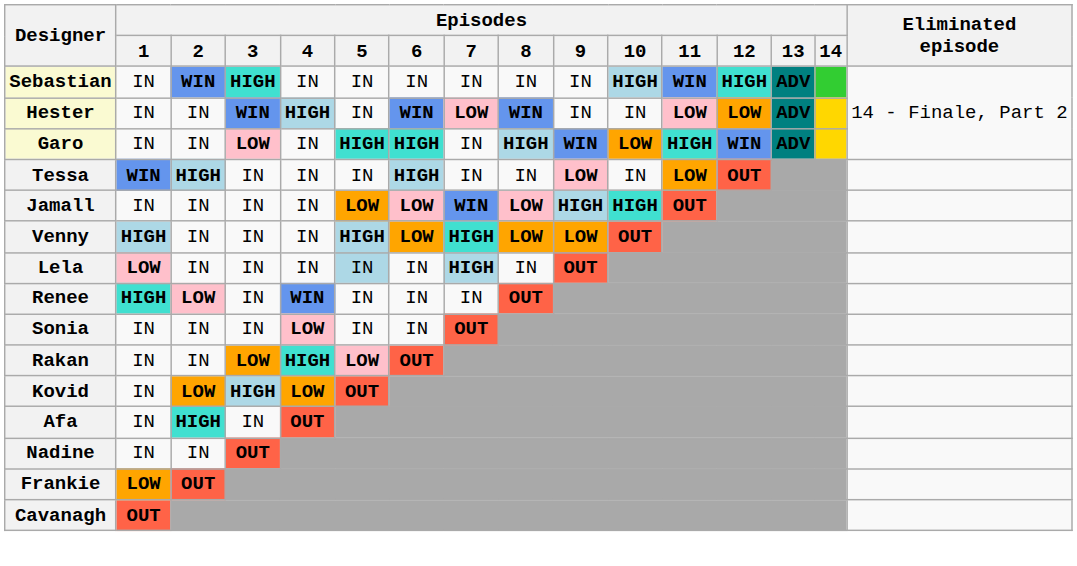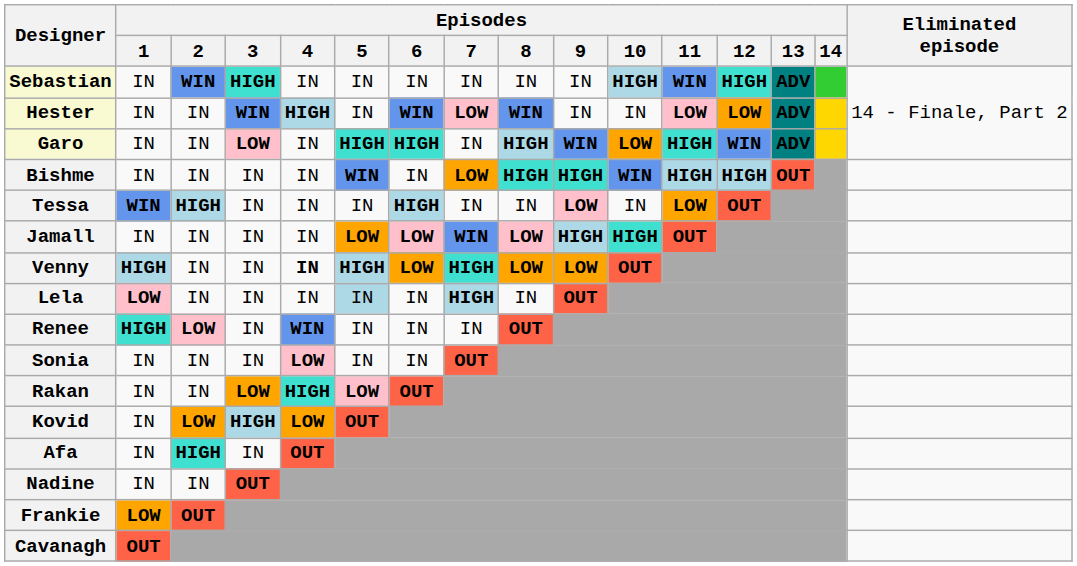+ row: (61, 175)
(307, 237) normal -> (307, 268) bold
